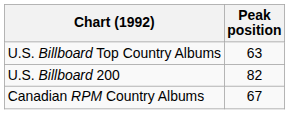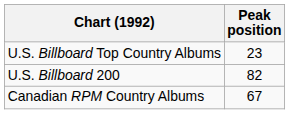(254, 53) 63 -> (254, 53) 23
